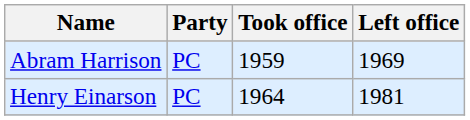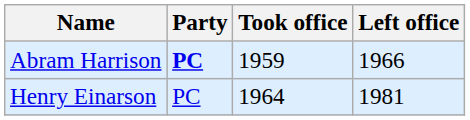(186, 59) normal -> (188, 59) bold
(381, 59) 1969 -> (381, 59) 1966
